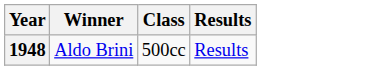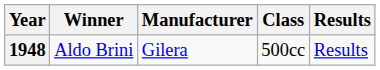+ column: (197, 19)
